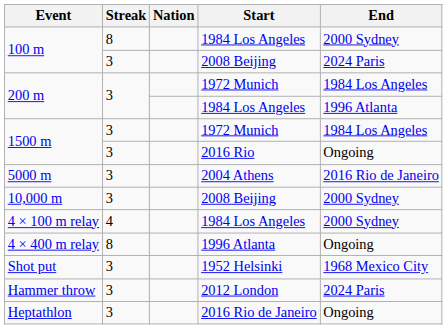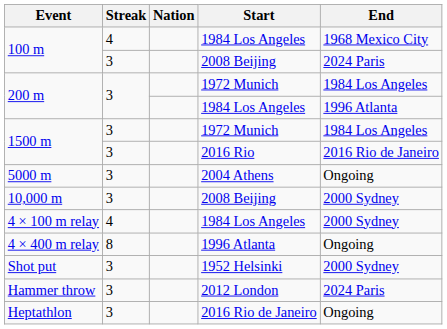(109, 38) 8 -> (109, 38) 4
(361, 38) 2000 Sydney -> (376, 38) 1968 Mexico City
(349, 152) Ongoing -> (381, 152) 2016 Rio de Janeiro
(381, 175) 2016 Rio de Janeiro -> (349, 175) Ongoing
(376, 267) 1968 Mexico City -> (361, 267) 2000 Sydney
